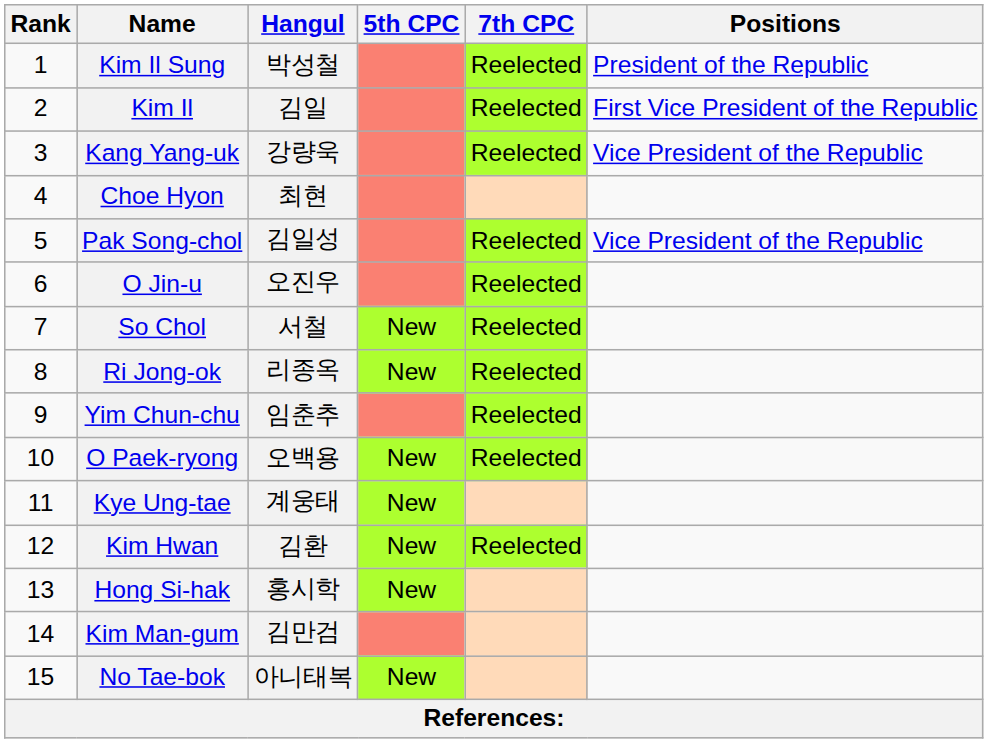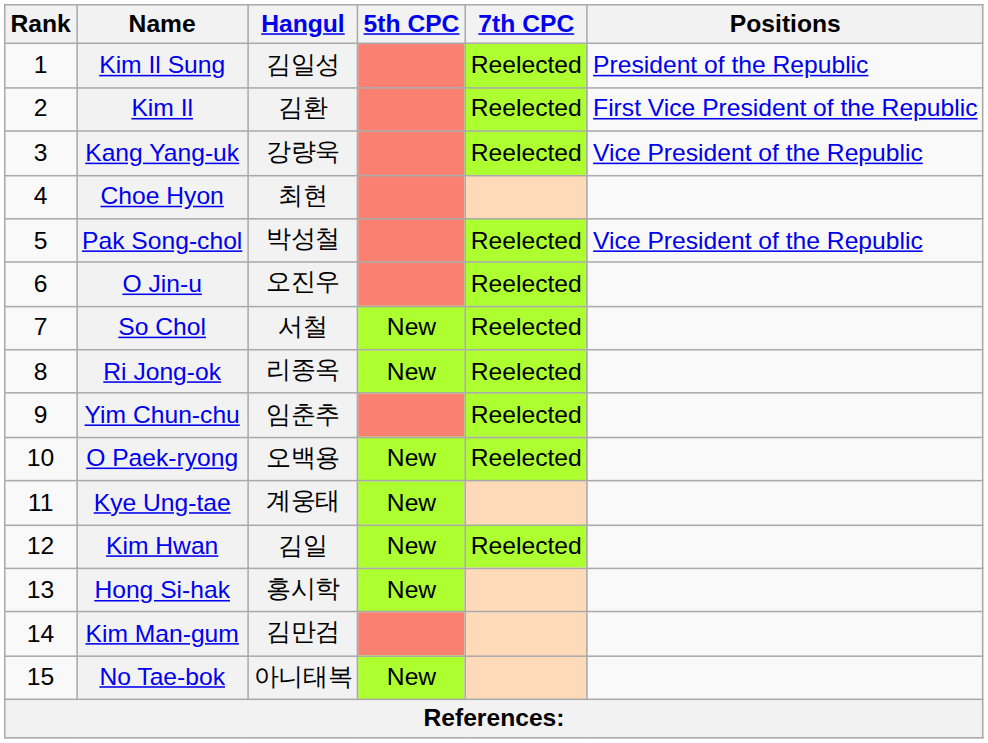(303, 64) 박성철 -> (303, 64) 김일성
(303, 108) 김일 -> (303, 108) 김환
(303, 239) 김일성 -> (303, 239) 박성철
(303, 545) 김환 -> (303, 545) 김일
